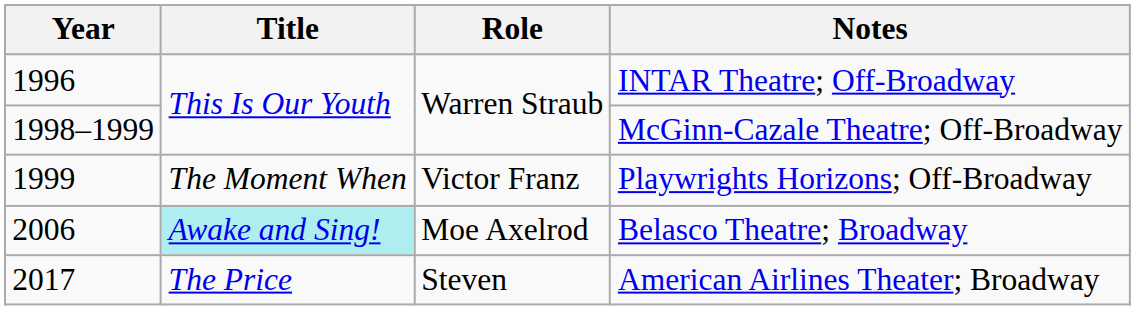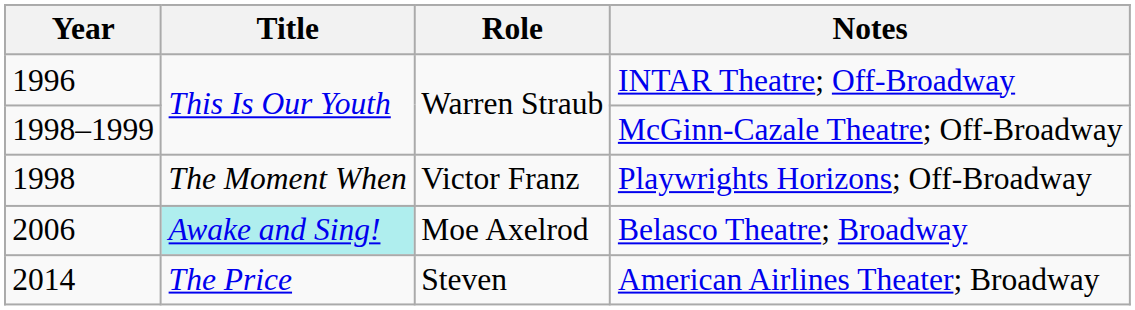(44, 179) 1999 -> (44, 179) 1998
(44, 279) 2017 -> (44, 279) 2014
